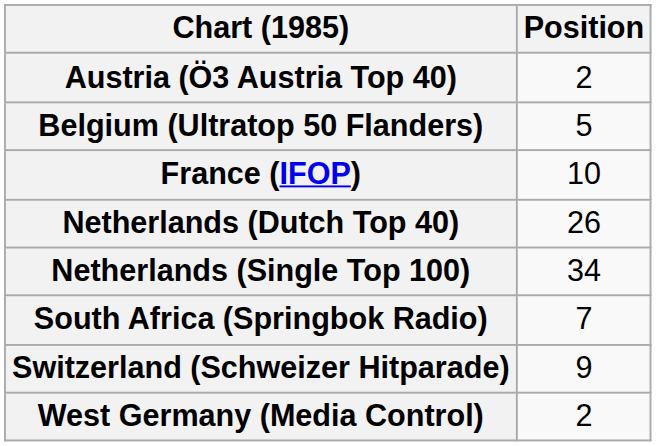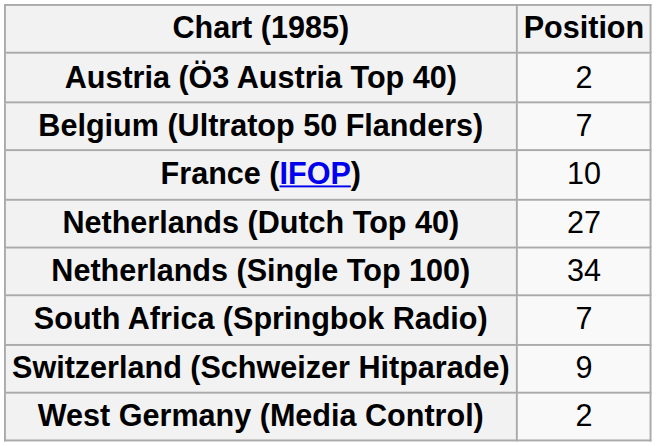(584, 125) 5 -> (584, 125) 7
(584, 222) 26 -> (584, 222) 27
